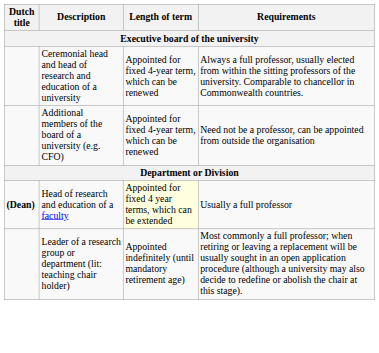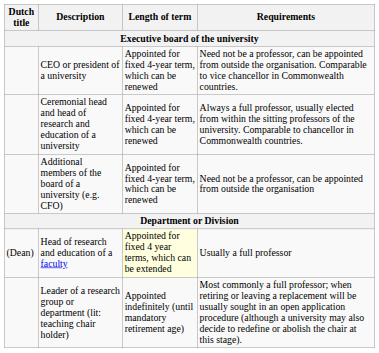+ row: (80, 70)
(21, 204) bold -> (20, 253) normal
